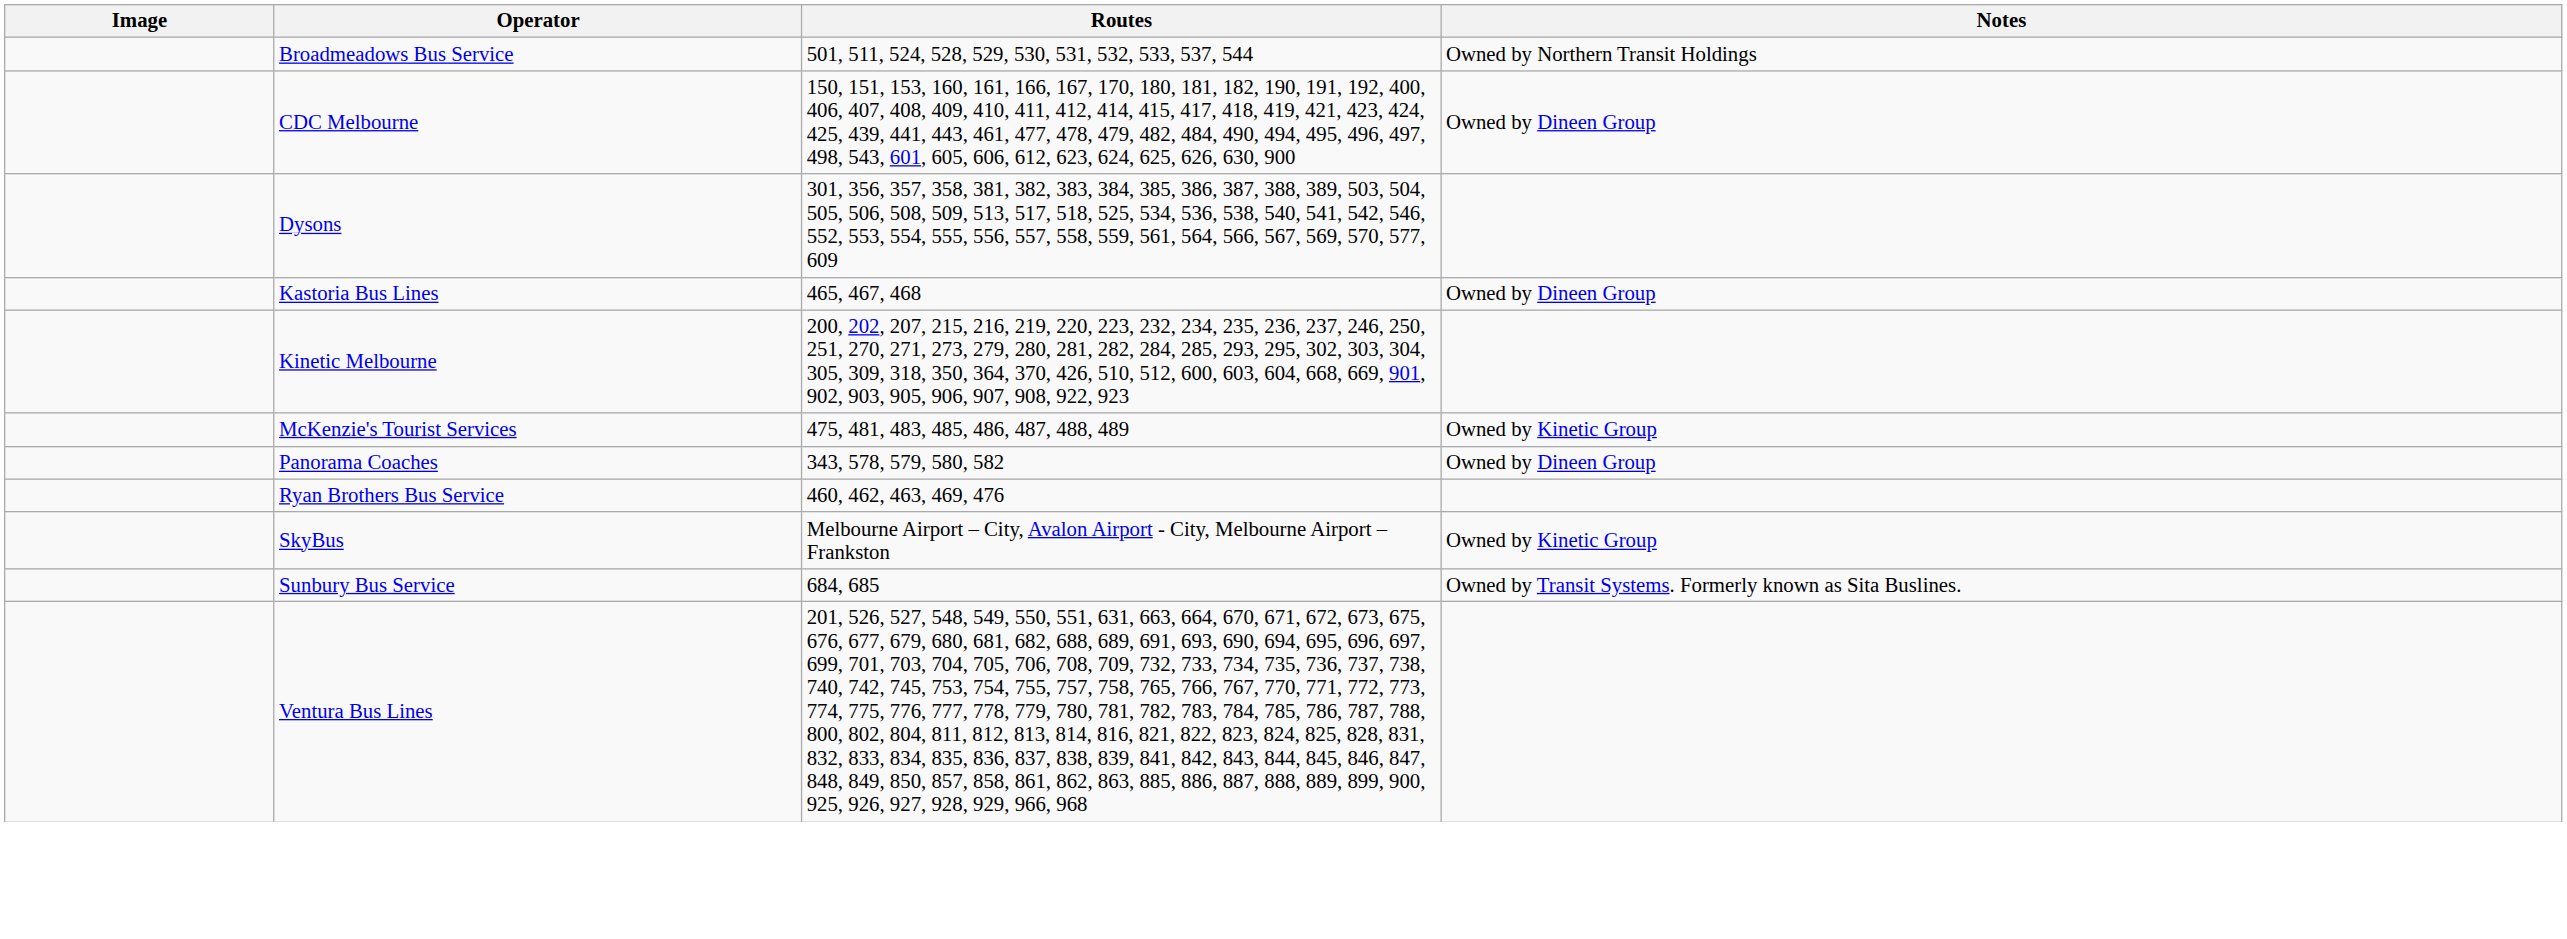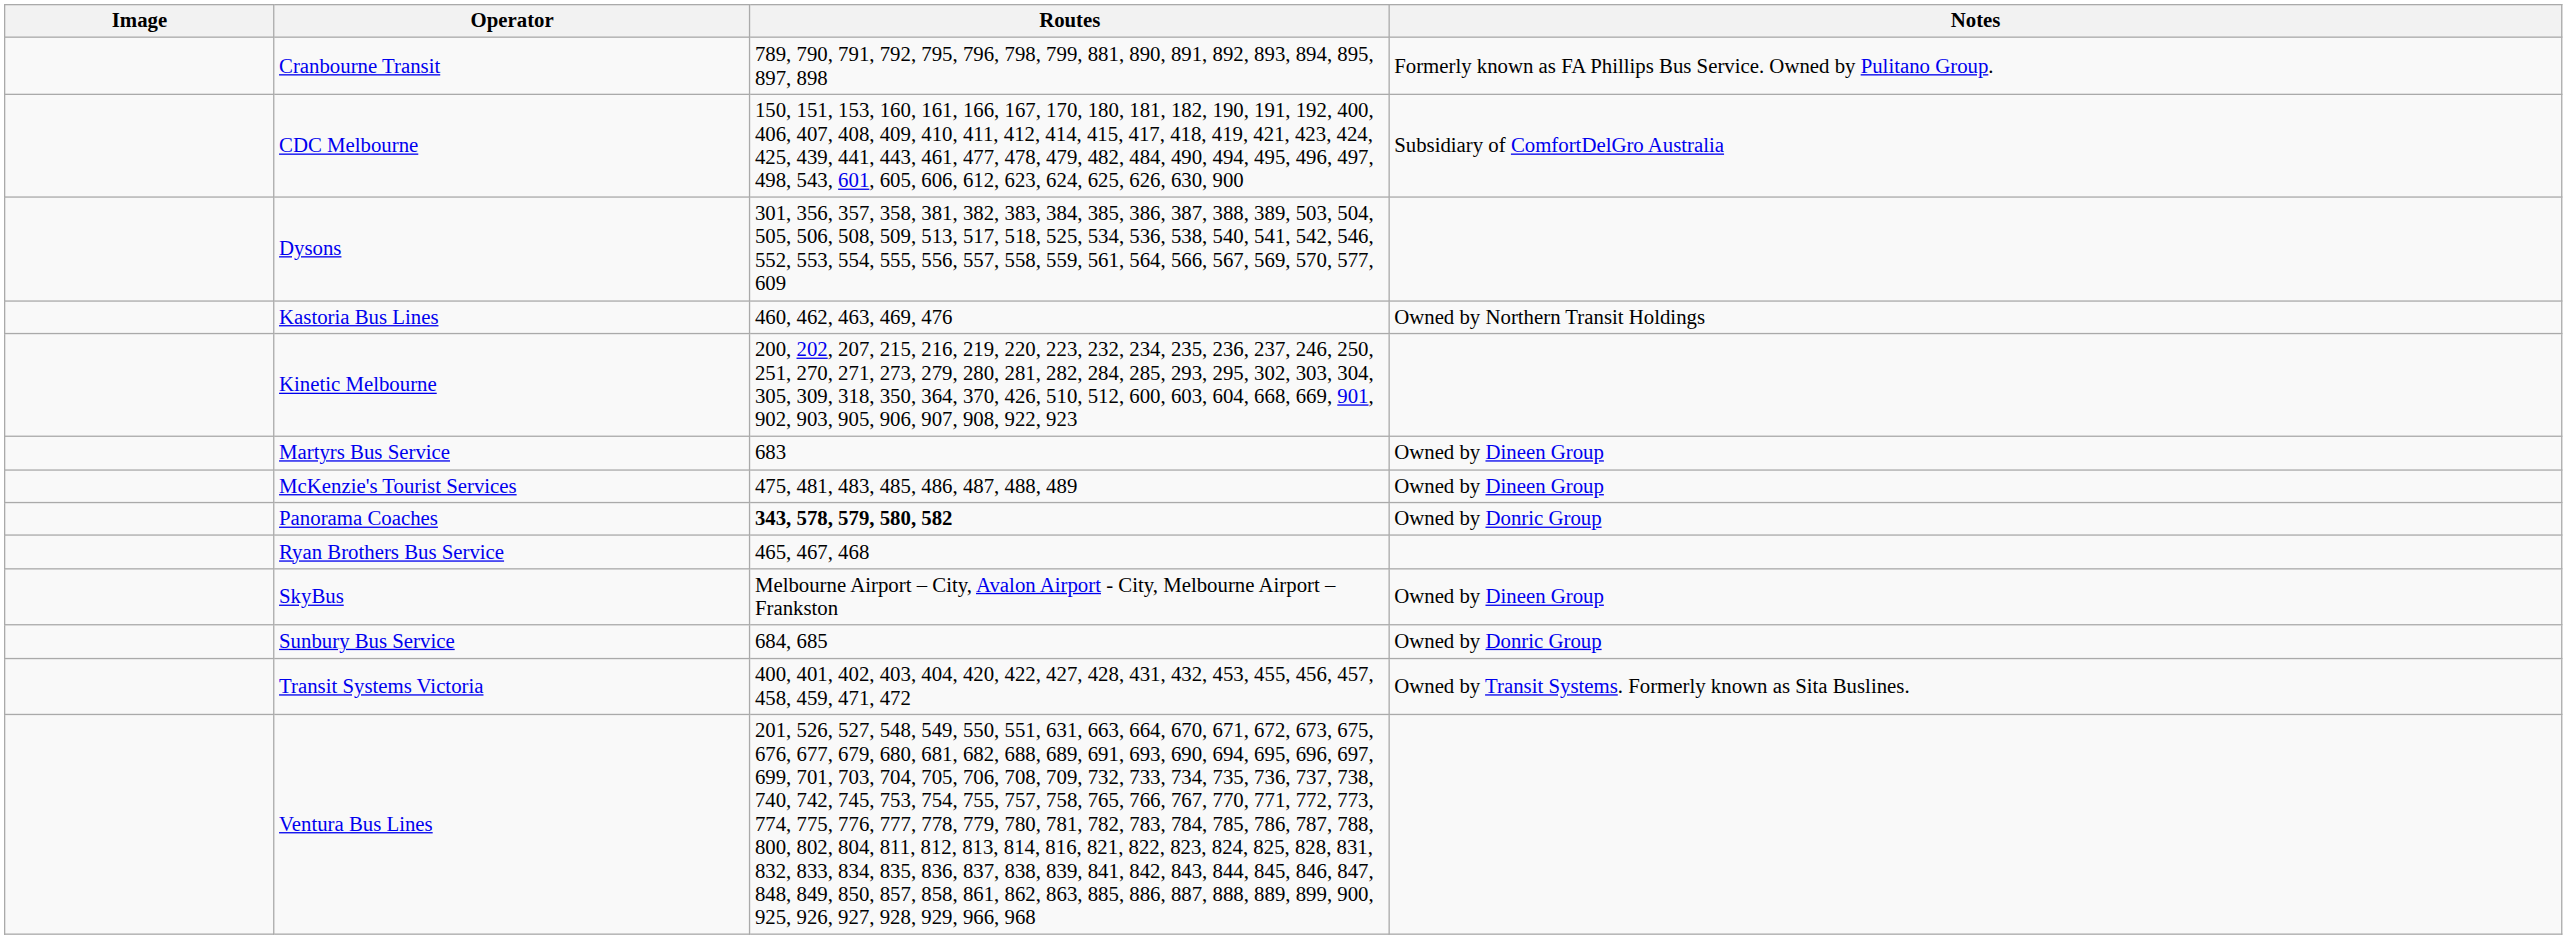- row: (396, 53)
+ row: (360, 65)
(1551, 122) Owned by Dineen Group -> (1559, 145) Subsidiary of ComfortDelGro Australia
(864, 293) 465, 467, 468 -> (854, 316) 460, 462, 463, 469, 476
(1551, 293) Owned by Dineen Group -> (1550, 316) Owned by Northern Transit Holdings
+ row: (365, 452)
(1551, 429) Owned by Kinetic Group -> (1499, 485) Owned by Dineen Group
(905, 462) normal -> (854, 518) bold
(1551, 462) Owned by Dineen Group -> (1498, 518) Owned by Donric Group
(905, 495) 460, 462, 463, 469, 476 -> (812, 551) 465, 467, 468
(1551, 540) Owned by Kinetic Group -> (1499, 596) Owned by Dineen Group
(1704, 584) Owned by Transit Systems. Formerly known as Sita Buslines. -> (1498, 641) Owned by Donric Group
+ row: (381, 685)
